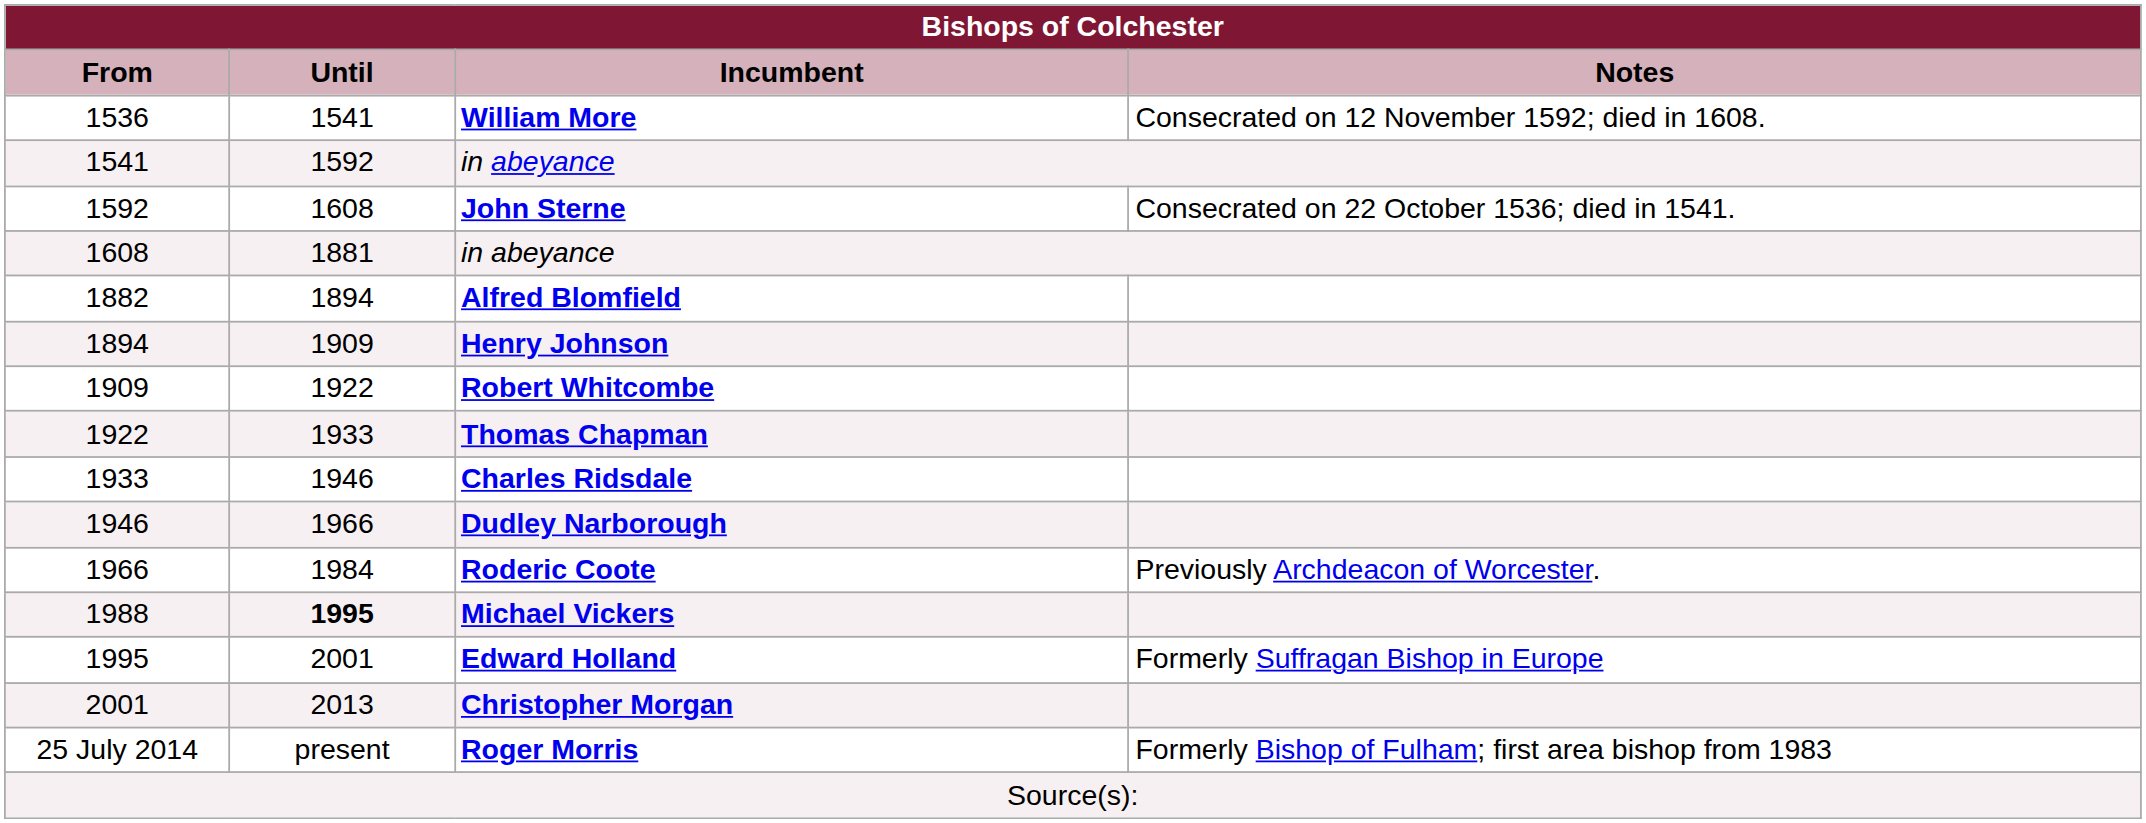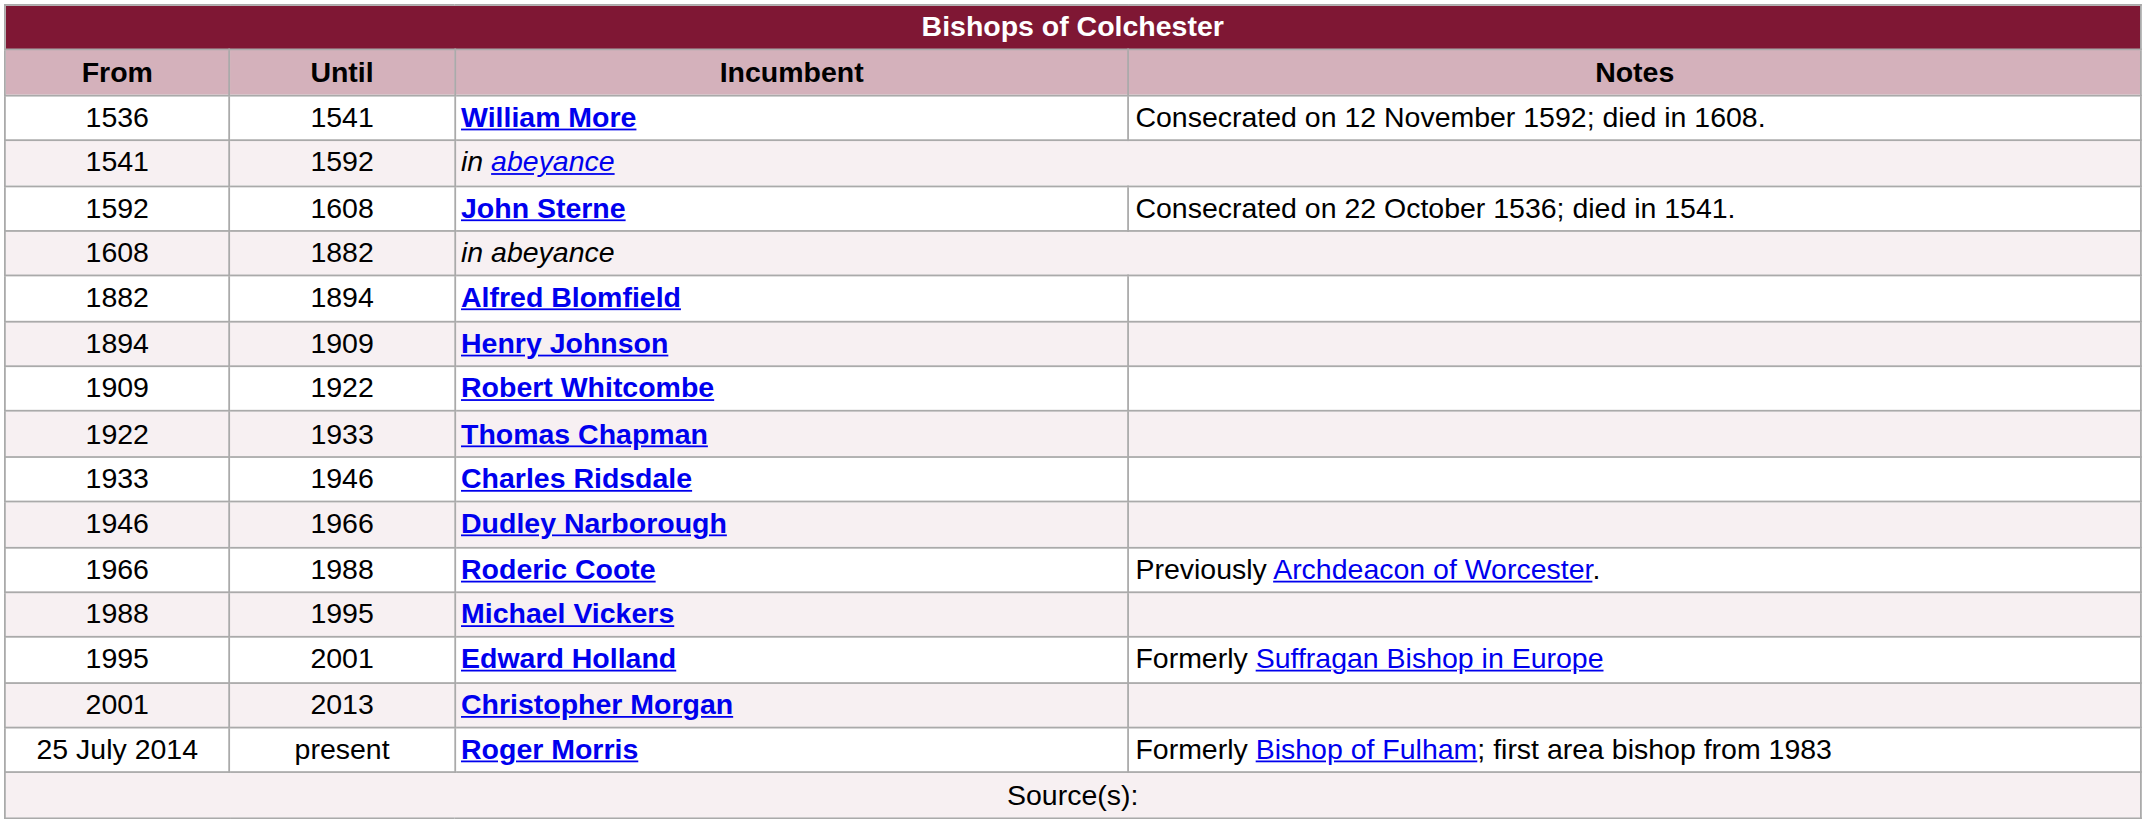(342, 252) 1881 -> (342, 252) 1882
(342, 569) 1984 -> (342, 569) 1988
(342, 614) bold -> (342, 614) normal
